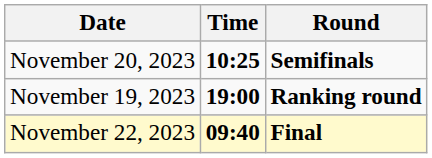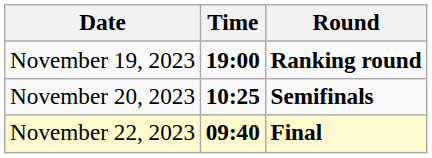rows swapped: (103, 96) <-> (103, 59)
